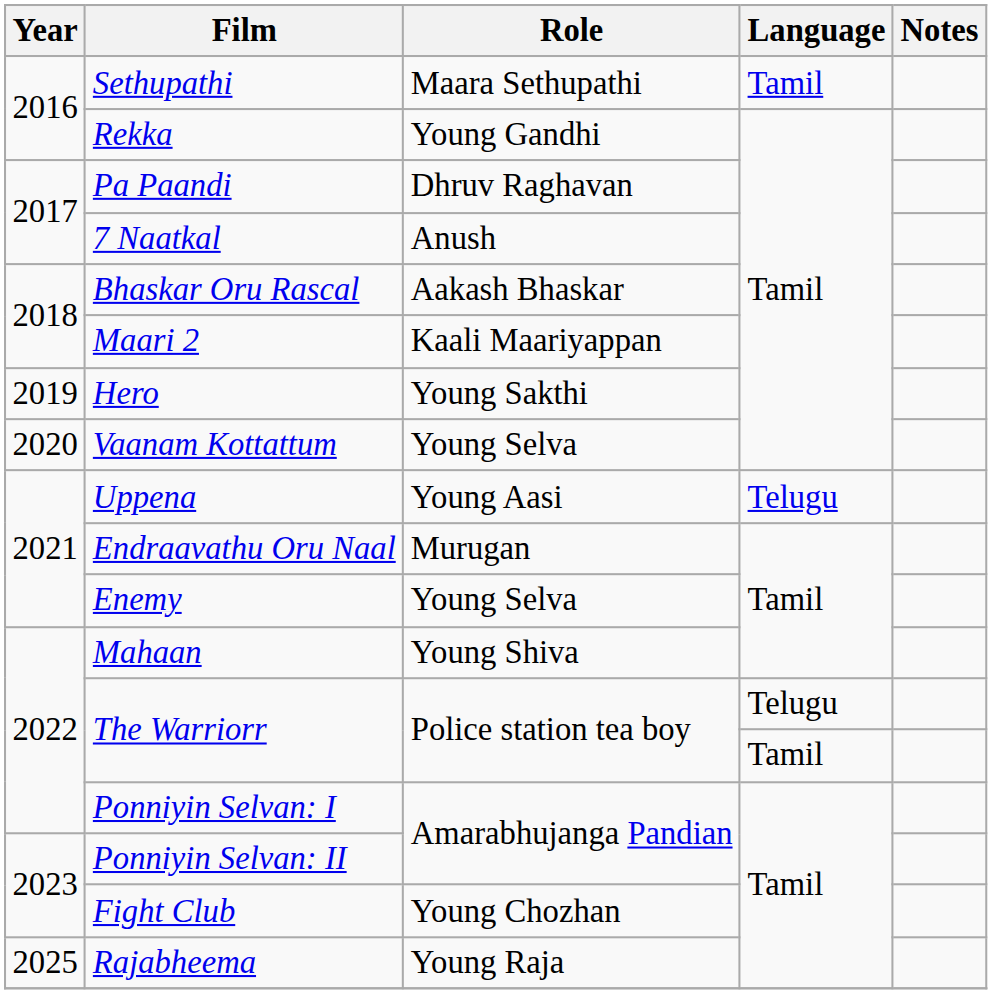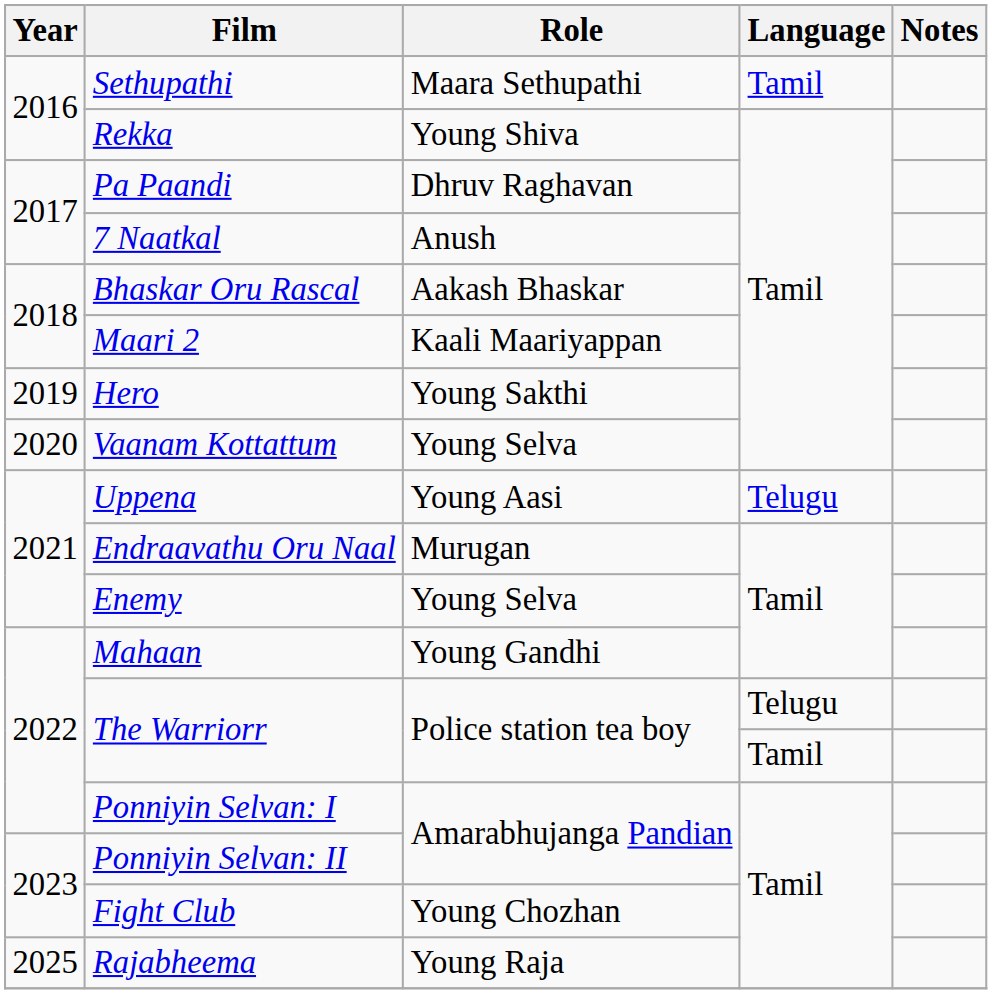(506, 133) Young Gandhi -> (495, 133) Young Shiva
(495, 651) Young Shiva -> (506, 651) Young Gandhi
